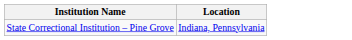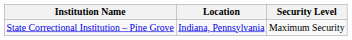+ column: (307, 12)
